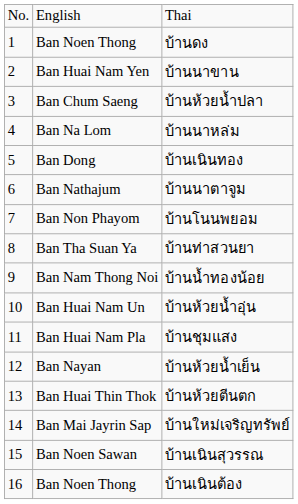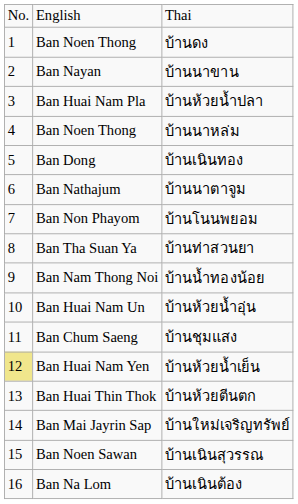(93, 71) Ban Huai Nam Yen -> (69, 71) Ban Nayan
(87, 101) Ban Chum Saeng -> (91, 101) Ban Huai Nam Pla
(74, 130) Ban Na Lom -> (86, 130) Ban Noen Thong
(91, 336) Ban Huai Nam Pla -> (87, 336) Ban Chum Saeng
(15, 366) no background -> (15, 366) khaki background
(69, 366) Ban Nayan -> (93, 366) Ban Huai Nam Yen
(86, 484) Ban Noen Thong -> (74, 484) Ban Na Lom
